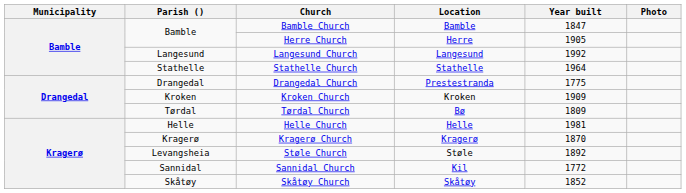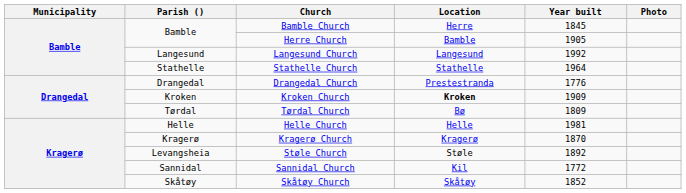(460, 26) Bamble -> (460, 26) Herre
(576, 26) 1847 -> (576, 26) 1845
(460, 40) Herre -> (460, 40) Bamble
(576, 82) 1775 -> (576, 82) 1776
(460, 97) normal -> (460, 97) bold
